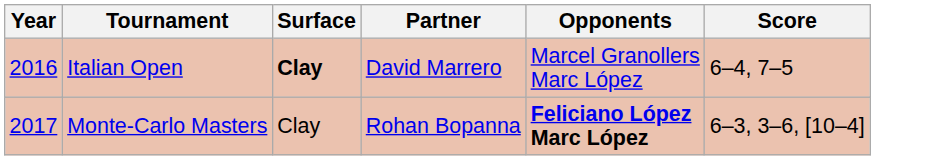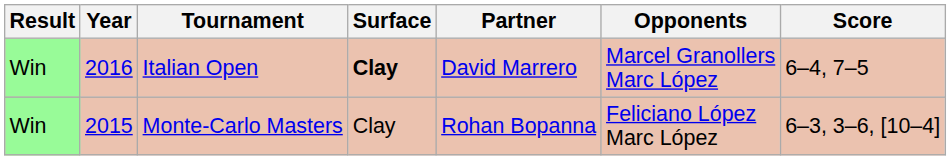+ column: (42, 21)
(33, 125) 2017 -> (109, 125) 2015
(611, 125) bold -> (681, 125) normal
